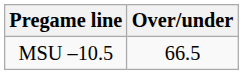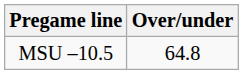(183, 52) 66.5 -> (183, 52) 64.8
